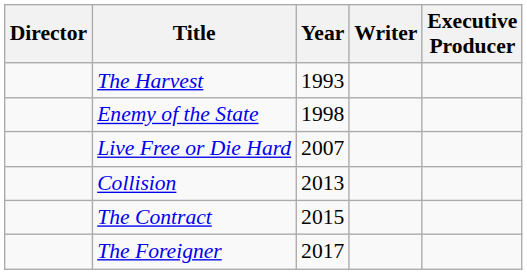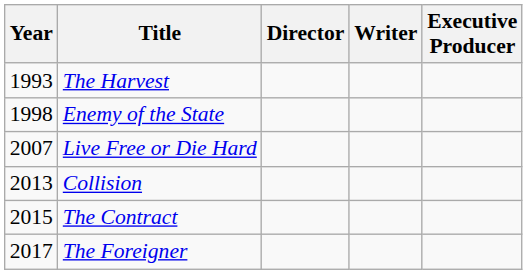columns swapped: (323, 33) <-> (48, 33)
